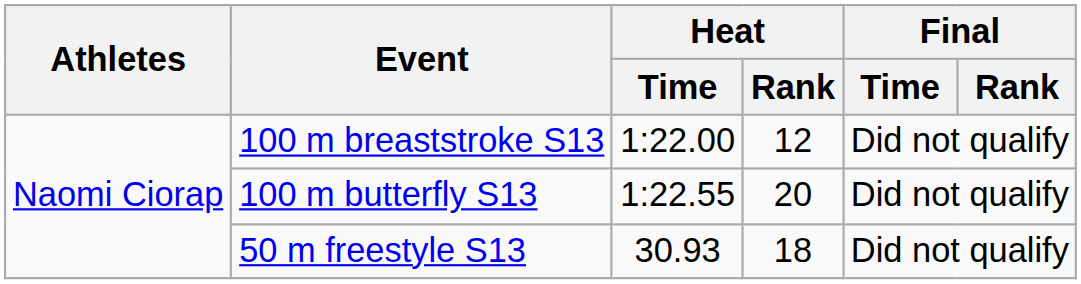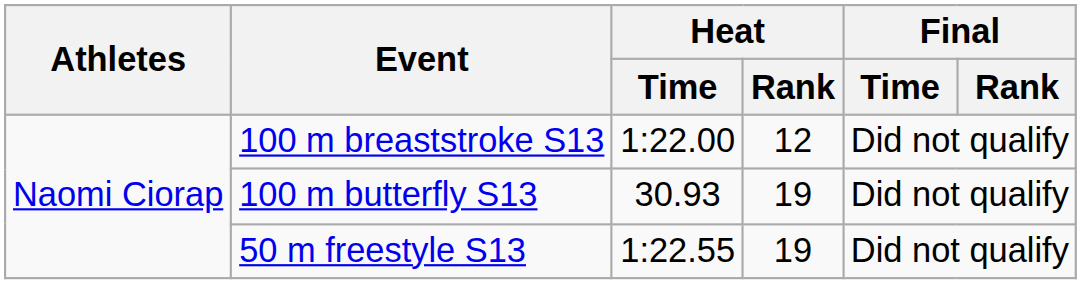(678, 195) 1:22.55 -> (678, 195) 30.93
(793, 195) 20 -> (793, 195) 19
(678, 250) 30.93 -> (678, 250) 1:22.55
(793, 250) 18 -> (793, 250) 19
